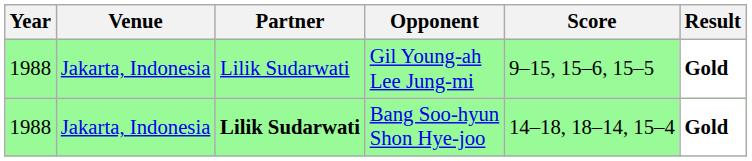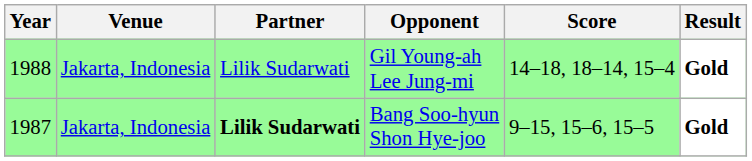(581, 68) 9–15, 15–6, 15–5 -> (592, 68) 14–18, 18–14, 15–4
(30, 127) 1988 -> (30, 127) 1987
(592, 127) 14–18, 18–14, 15–4 -> (581, 127) 9–15, 15–6, 15–5
